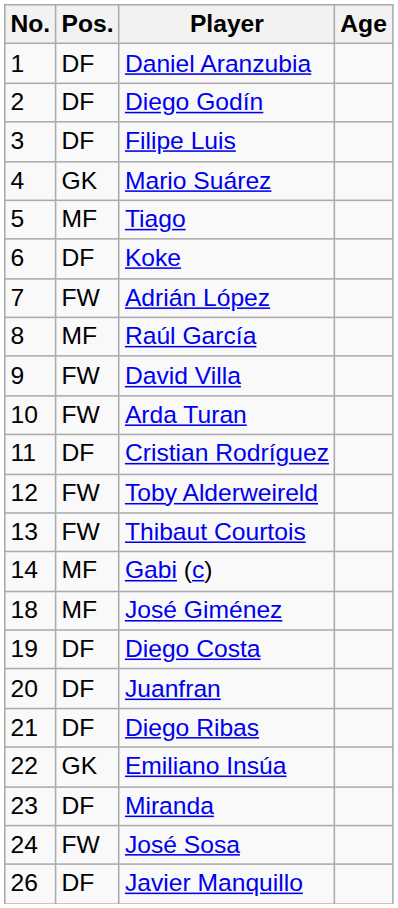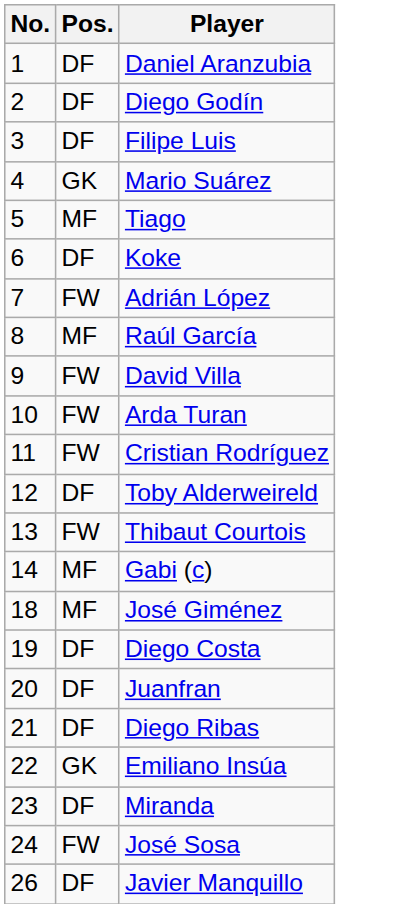- column: (364, 24)
(78, 453) DF -> (81, 453) FW
(81, 492) FW -> (78, 492) DF
